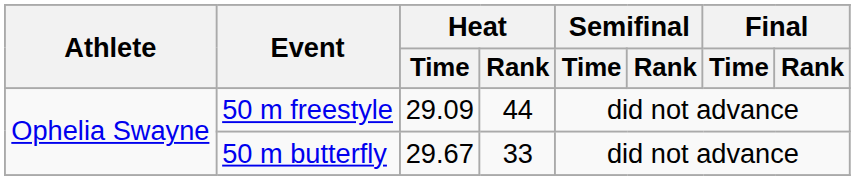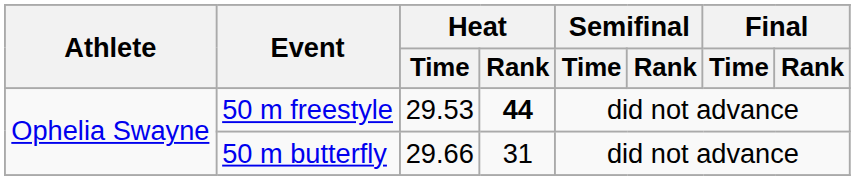(440, 110) 29.09 -> (440, 110) 29.53
(518, 110) normal -> (518, 110) bold
(440, 153) 29.67 -> (440, 153) 29.66
(518, 153) 33 -> (518, 153) 31
